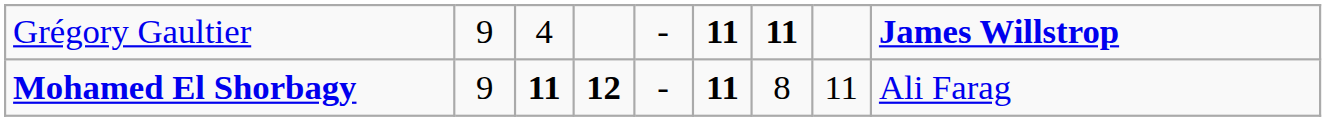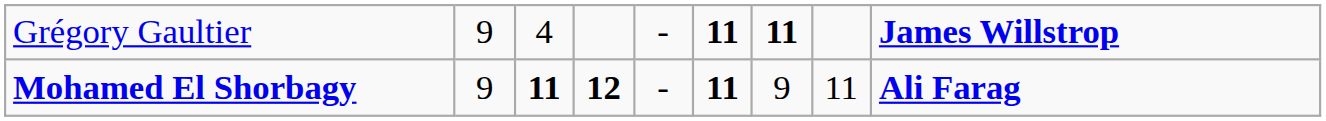(782, 87) 8 -> (782, 87) 9
(945, 87) normal -> (950, 87) bold
